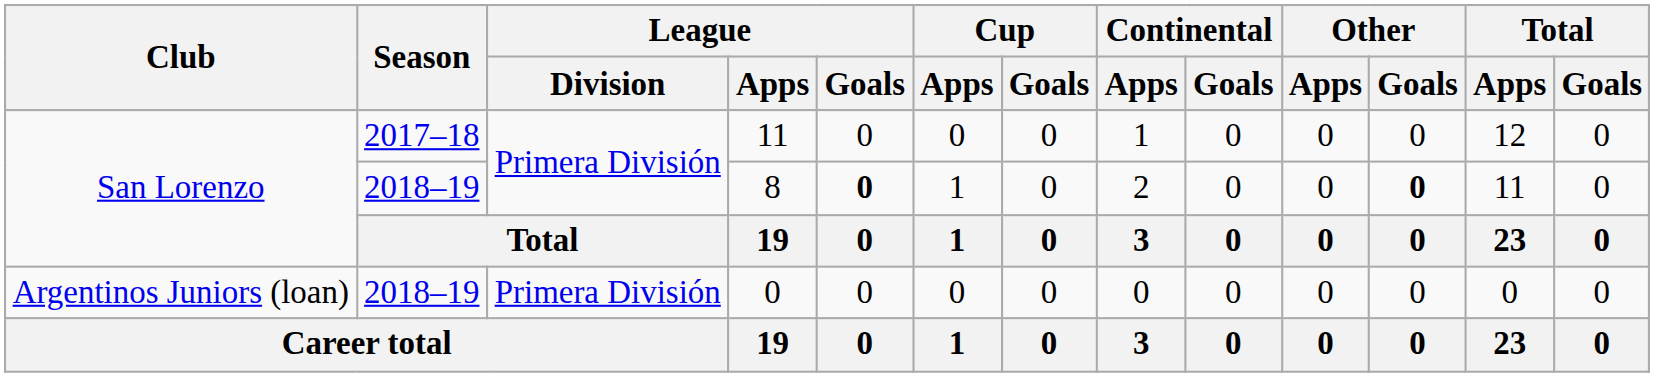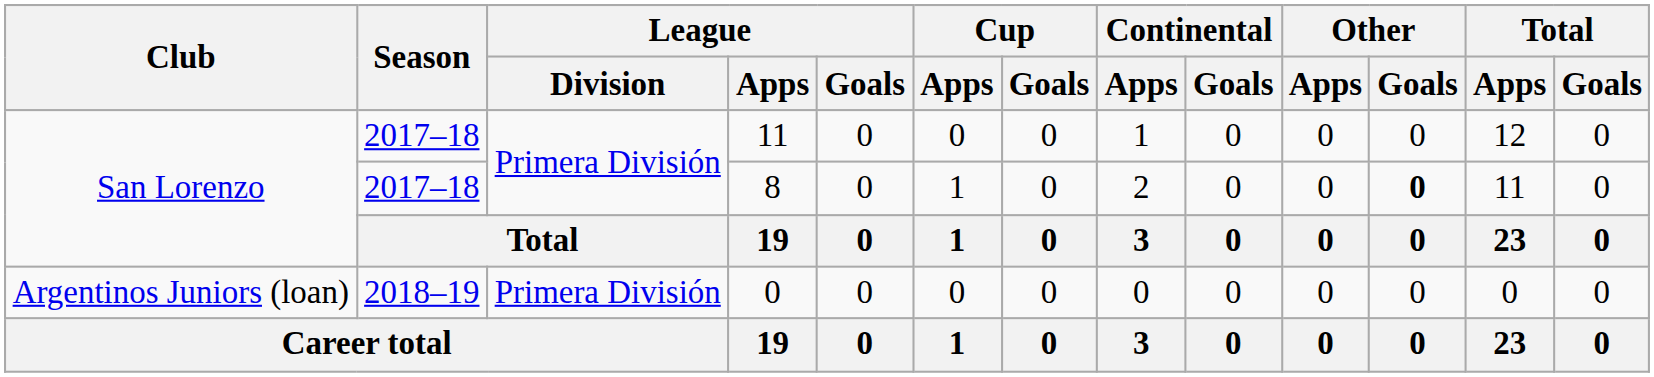(422, 187) 2018–19 -> (422, 187) 2017–18
(865, 187) bold -> (865, 187) normal
